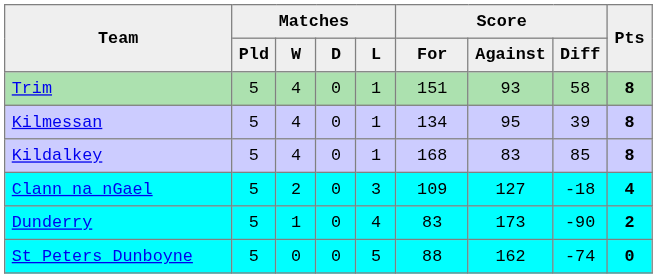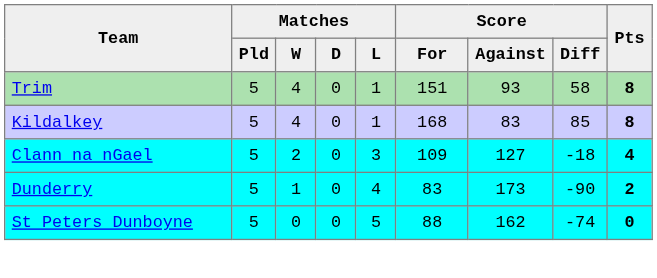- row: (57, 122)
